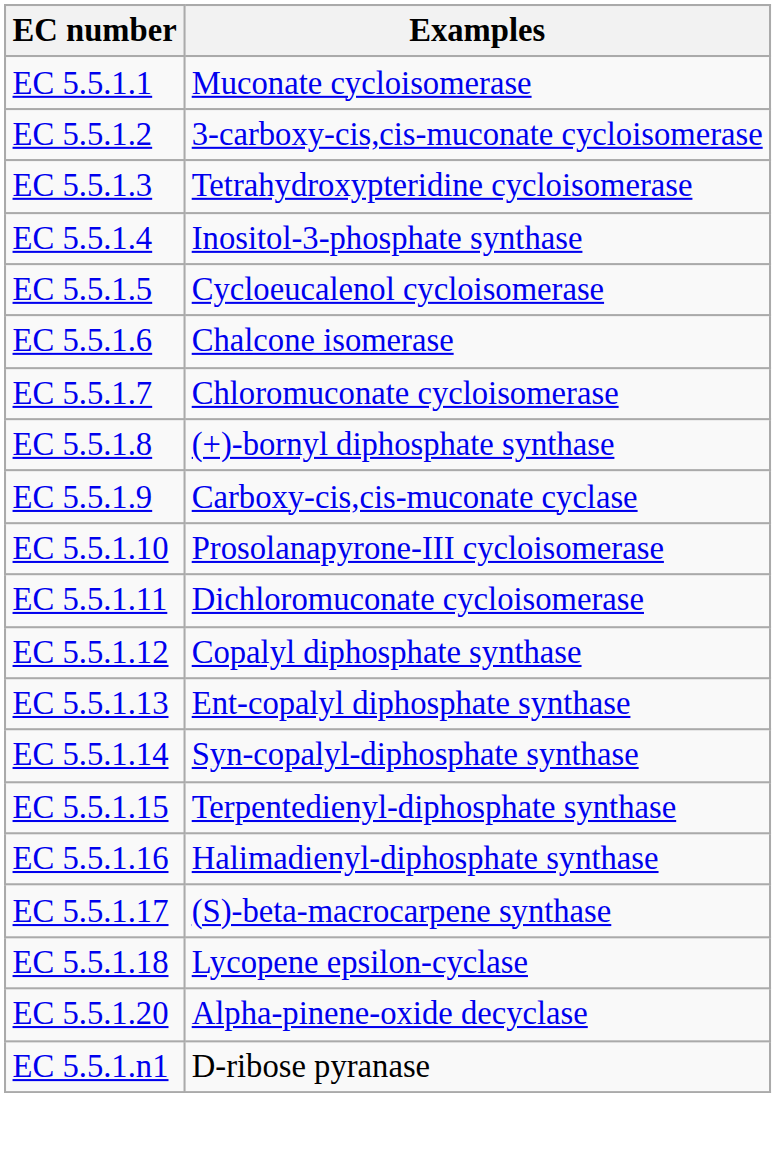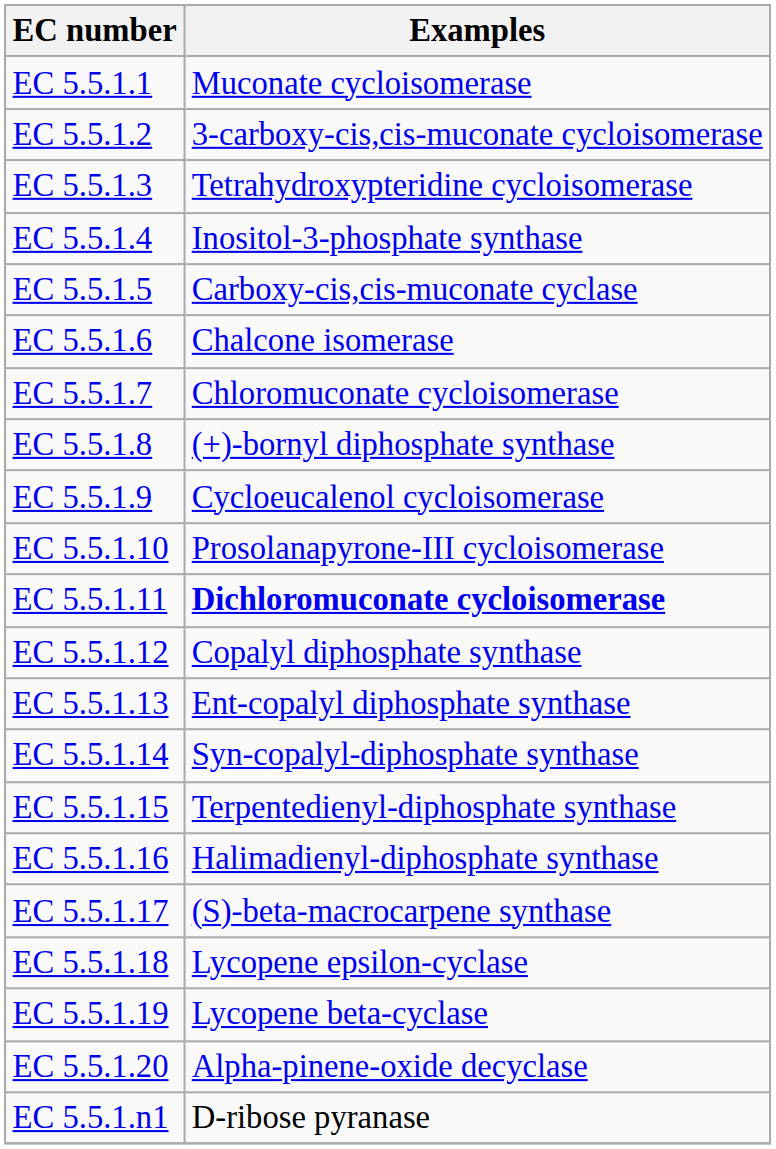(398, 289) Cycloeucalenol cycloisomerase -> (415, 289) Carboxy-cis,cis-muconate cyclase
(415, 496) Carboxy-cis,cis-muconate cyclase -> (398, 496) Cycloeucalenol cycloisomerase
(418, 599) normal -> (428, 599) bold
+ row: (91, 1013)
